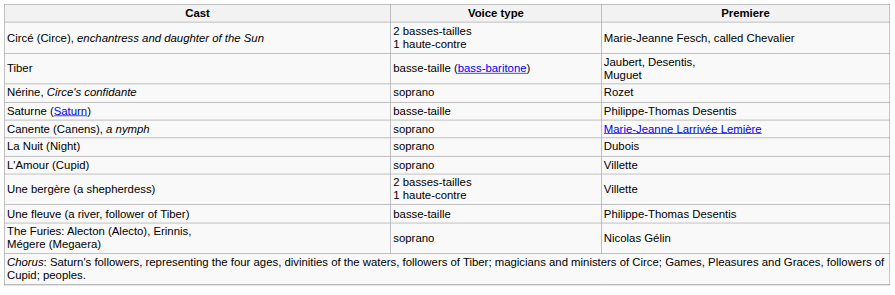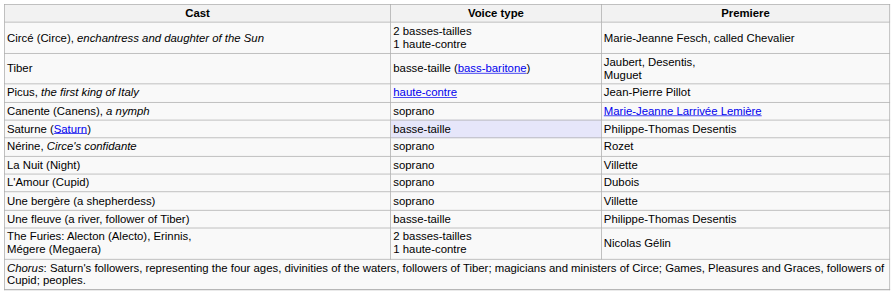+ row: (73, 93)
rows swapped: (78, 129) <-> (72, 93)
(422, 111) no background -> (422, 129) lavender background
(622, 147) Dubois -> (621, 165) Villette
(621, 165) Villette -> (622, 183) Dubois
(432, 189) 2 basses-tailles 1 haute-contre -> (414, 201) soprano
(414, 238) soprano -> (432, 243) 2 basses-tailles 1 haute-contre
